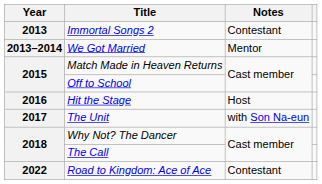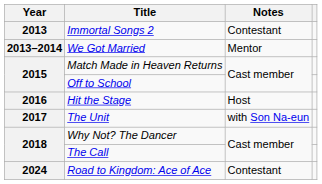(35, 170) 2022 -> (35, 170) 2024
